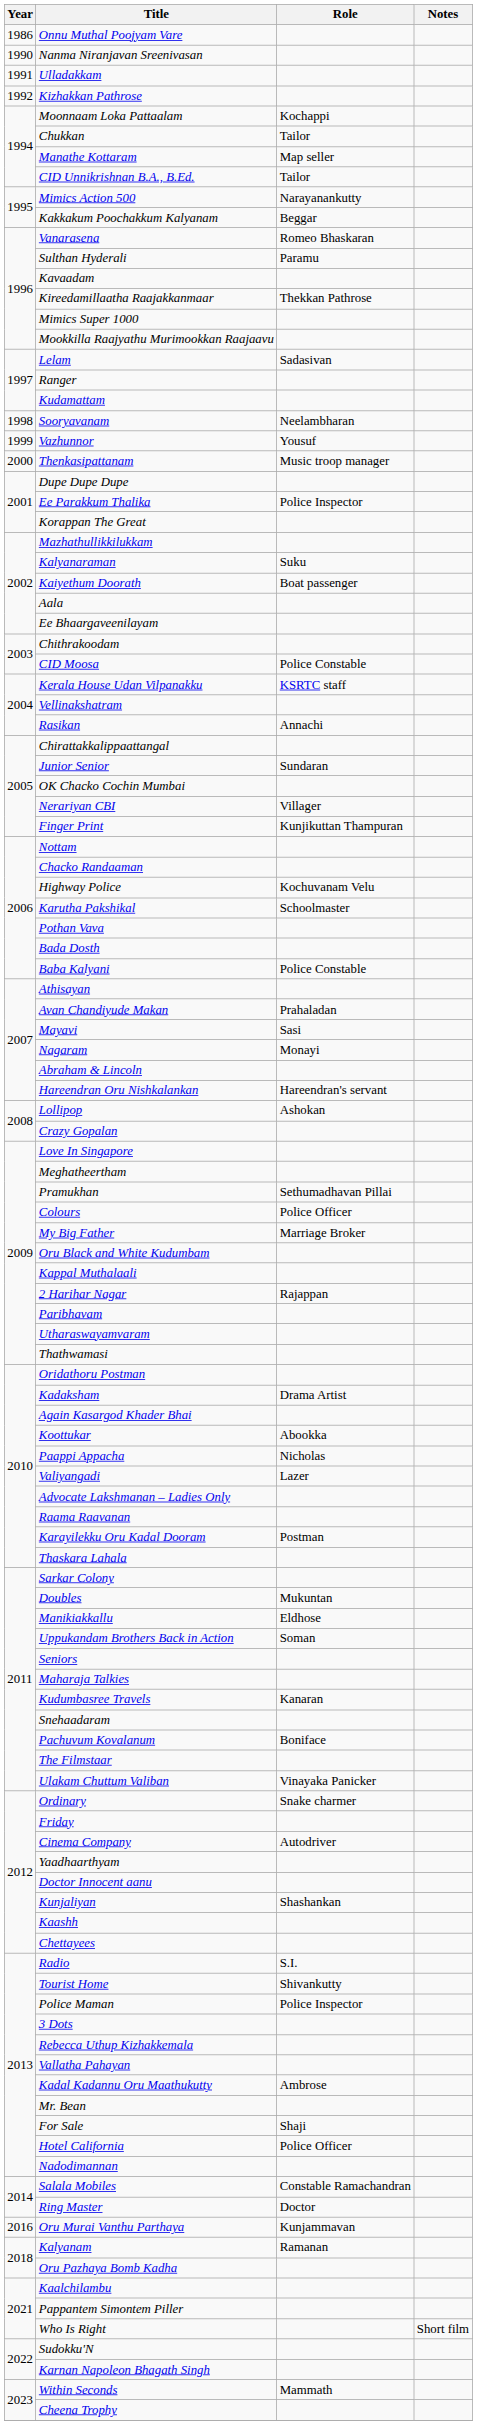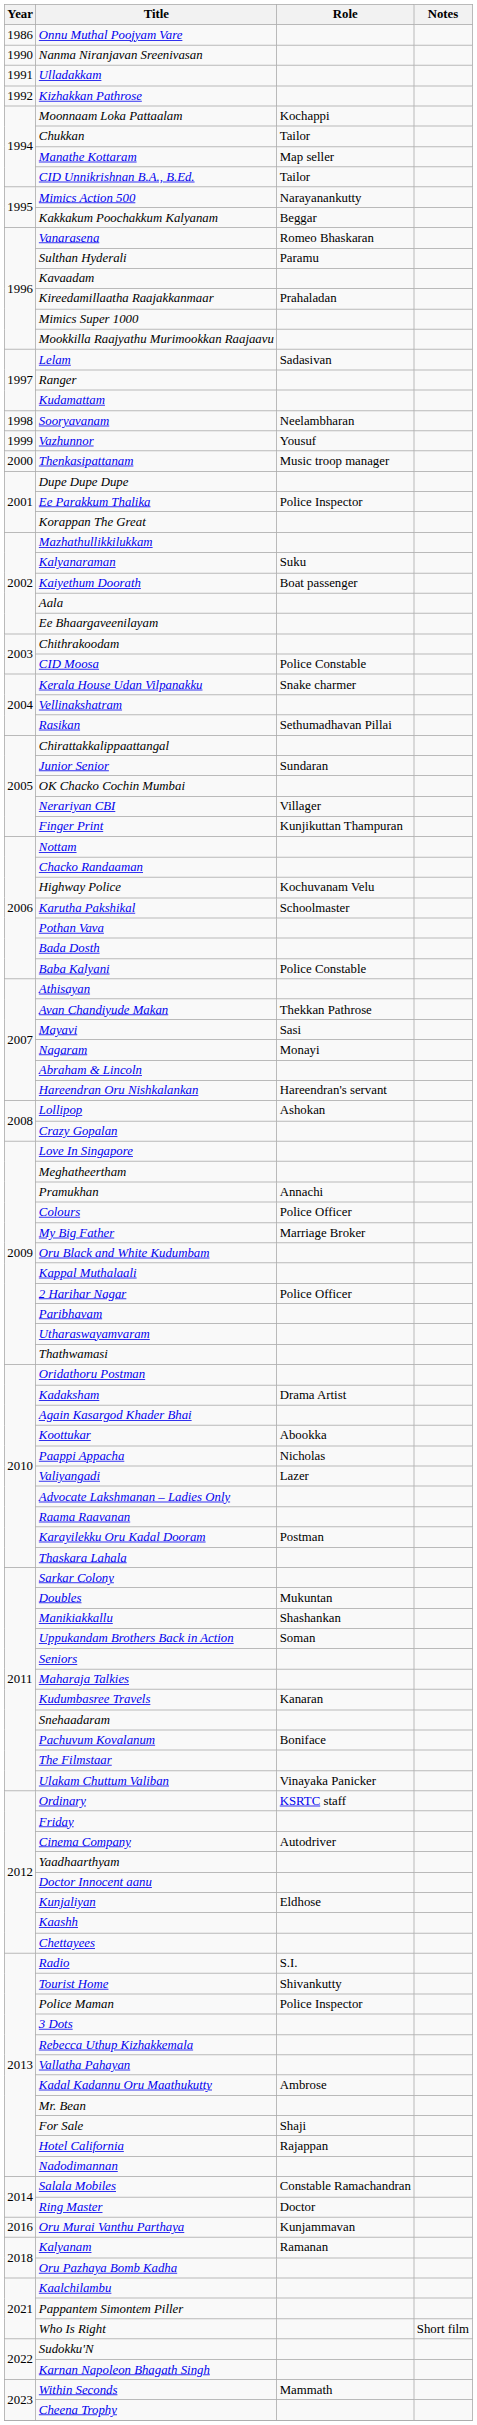(326, 298) Thekkan Pathrose -> (308, 298) Prahaladan
(313, 684) KSRTC staff -> (318, 684) Snake charmer
(301, 725) Annachi -> (336, 725) Sethumadhavan Pillai
(308, 1009) Prahaladan -> (326, 1009) Thekkan Pathrose
(336, 1192) Sethumadhavan Pillai -> (301, 1192) Annachi
(304, 1293) Rajappan -> (316, 1293) Police Officer
(300, 1618) Eldhose -> (310, 1618) Shashankan
(318, 1801) Snake charmer -> (313, 1801) KSRTC staff
(310, 1902) Shashankan -> (300, 1902) Eldhose
(316, 2146) Police Officer -> (304, 2146) Rajappan
